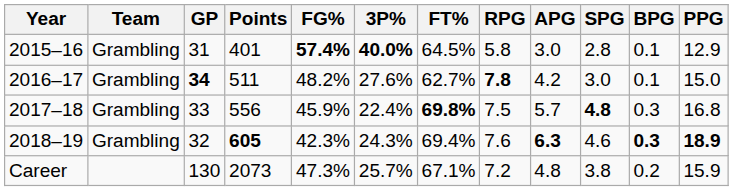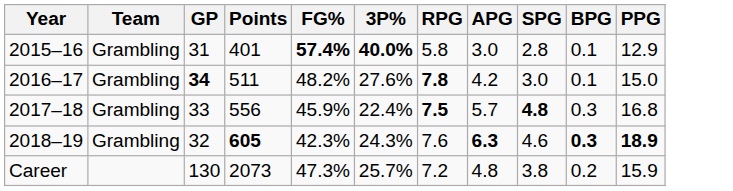- column: (449, 19)
(498, 110) normal -> (435, 110) bold
